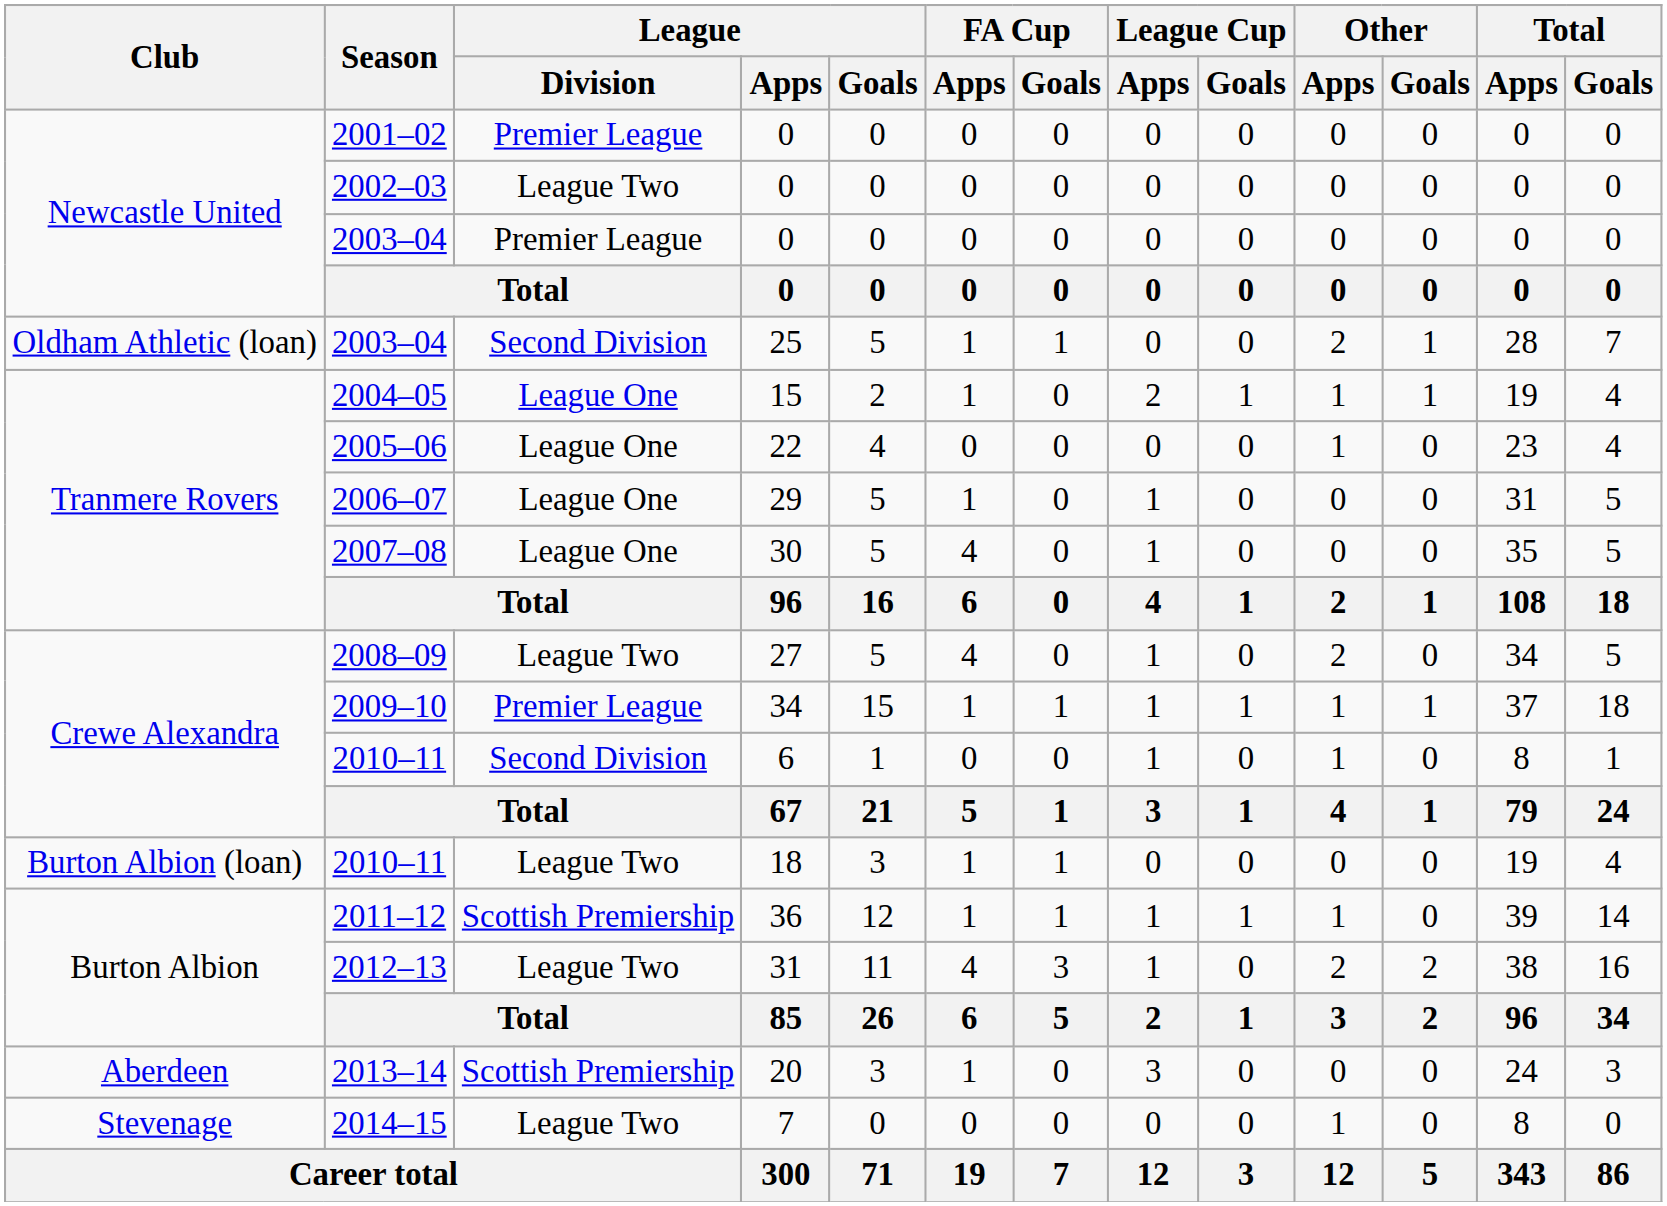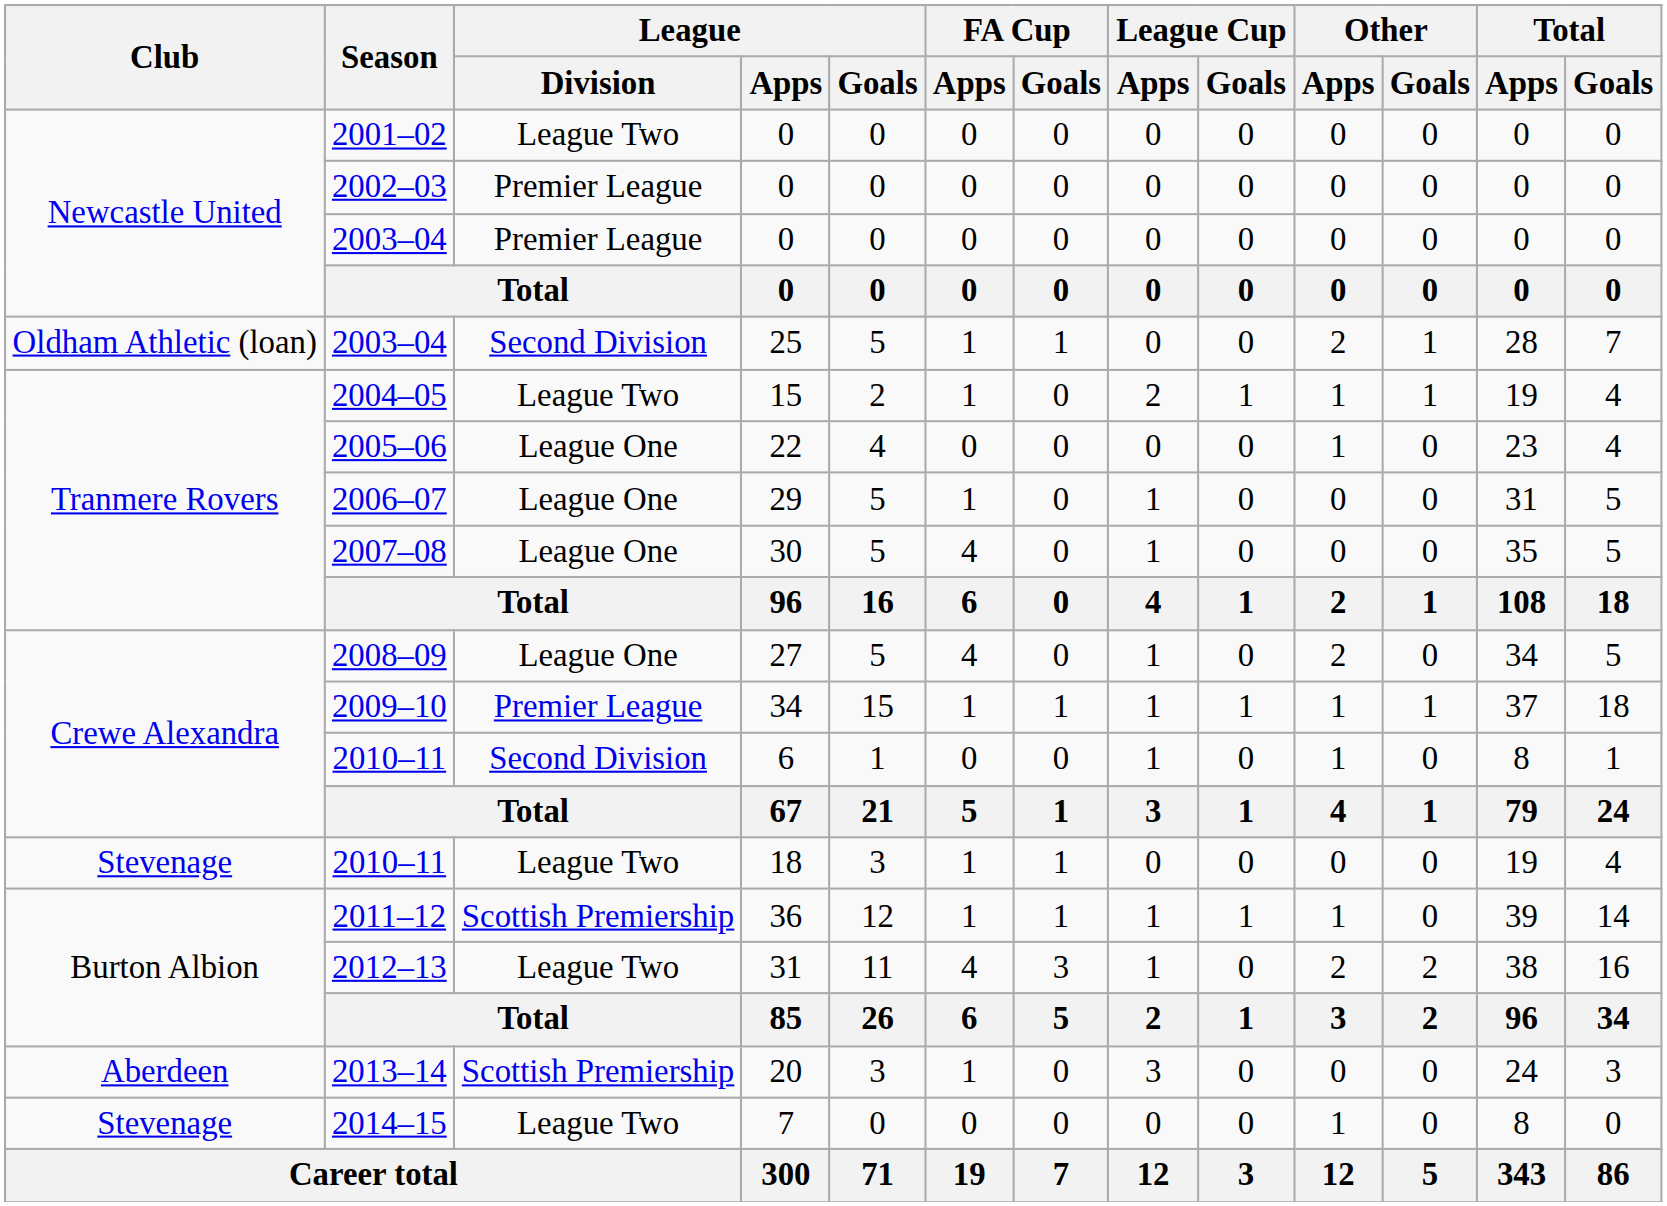(598, 134) Premier League -> (598, 134) League Two
(598, 186) League Two -> (598, 186) Premier League
(598, 394) League One -> (598, 394) League Two
(598, 654) League Two -> (598, 654) League One
(165, 862) Burton Albion (loan) -> (165, 862) Stevenage
